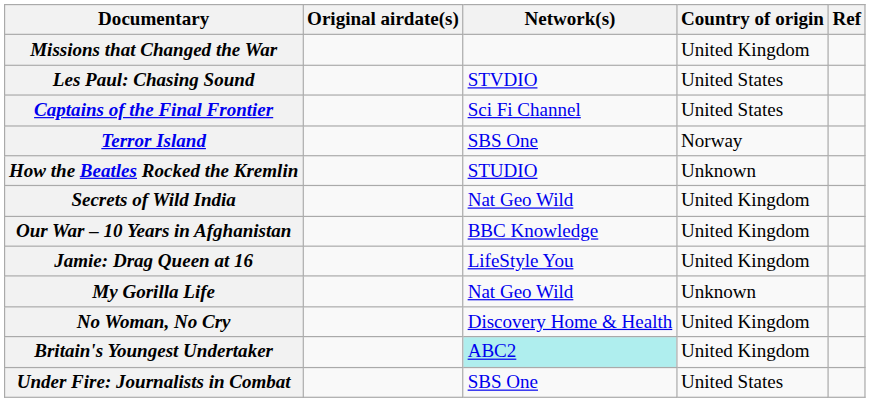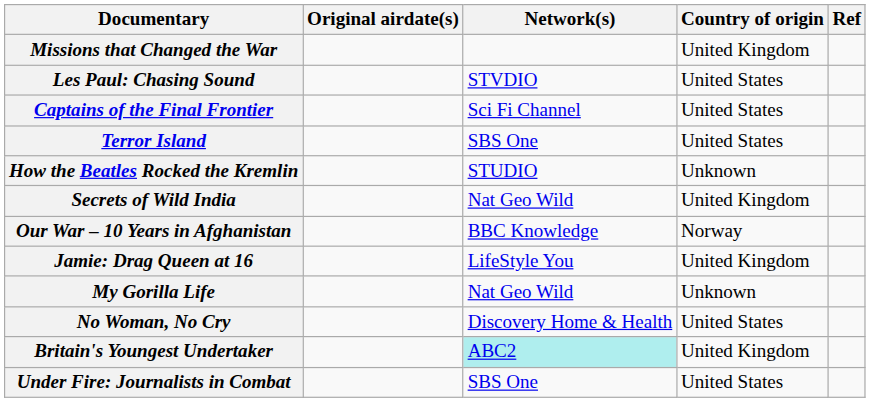(712, 140) Norway -> (732, 140) United States
(745, 230) United Kingdom -> (712, 230) Norway
(745, 321) United Kingdom -> (732, 321) United States
